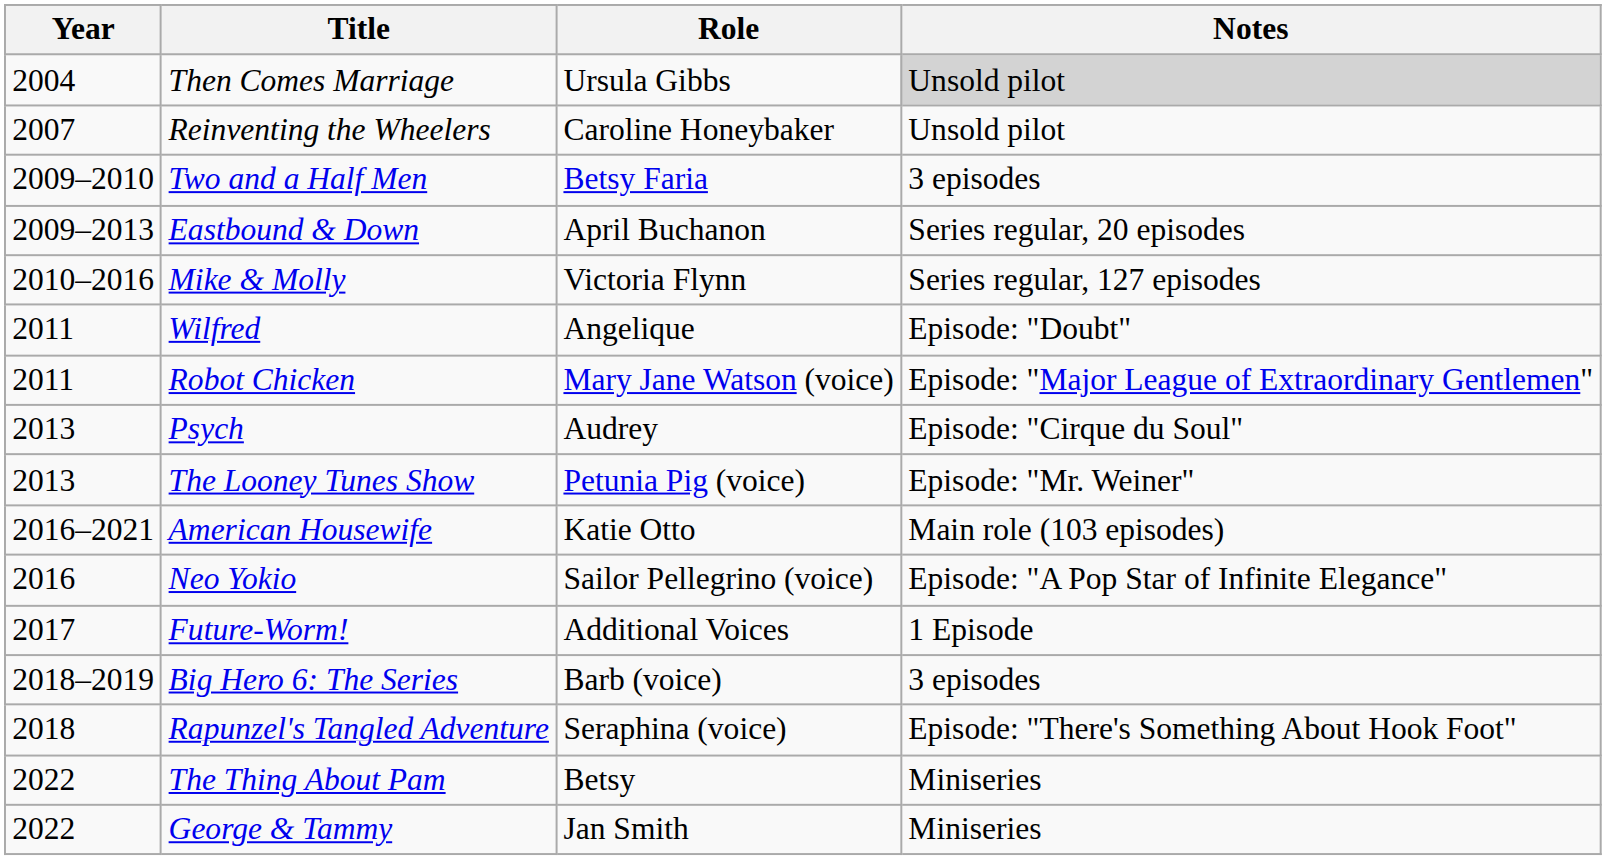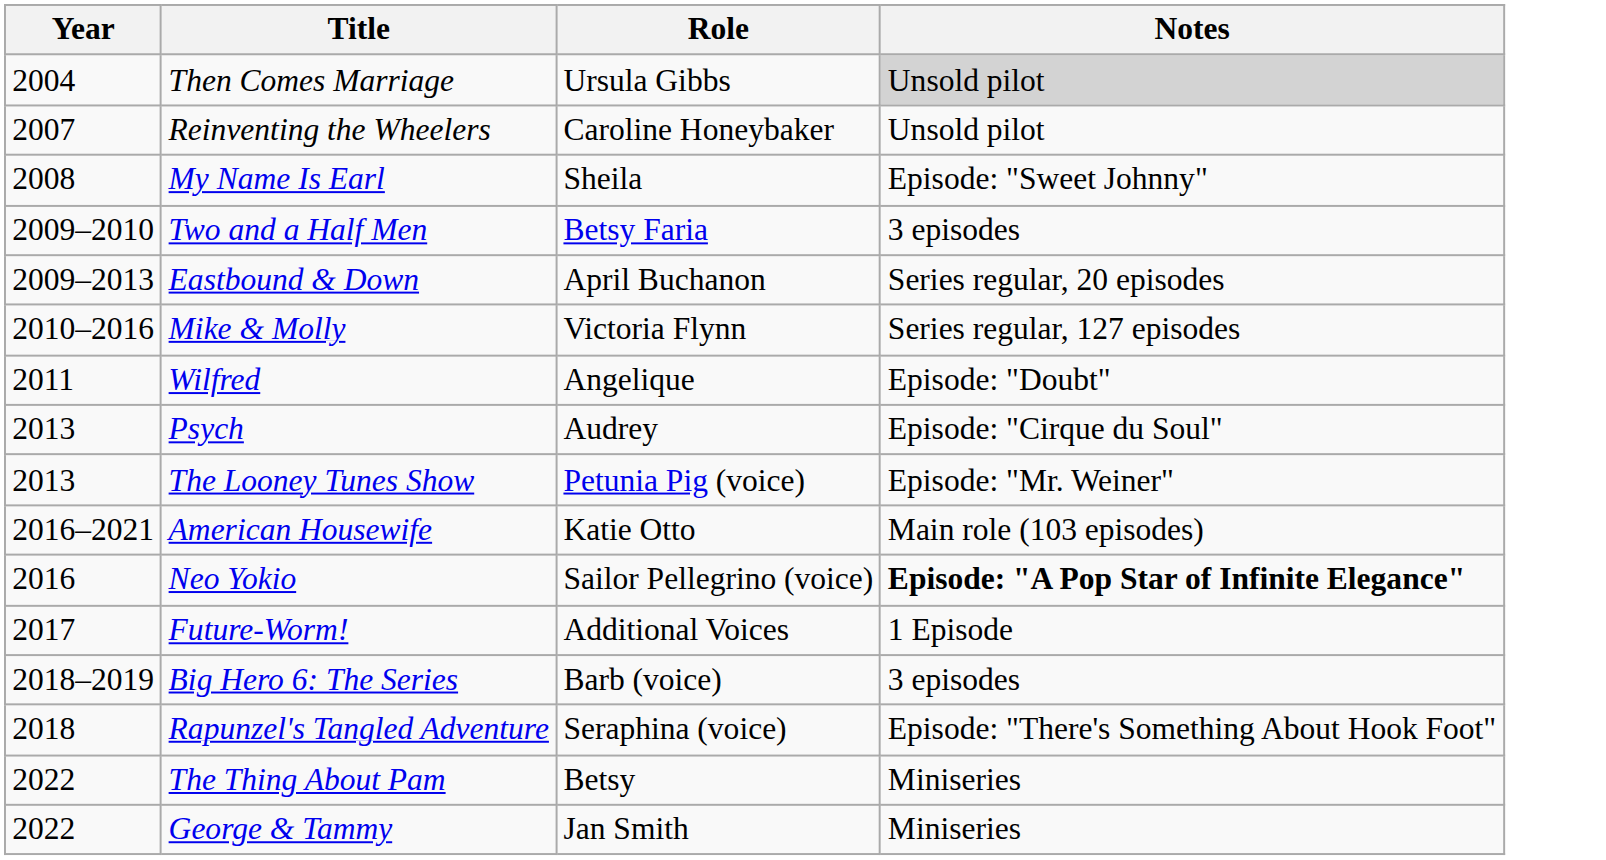+ row: (277, 179)
- row: (262, 379)
(1178, 579) normal -> (1177, 579) bold
